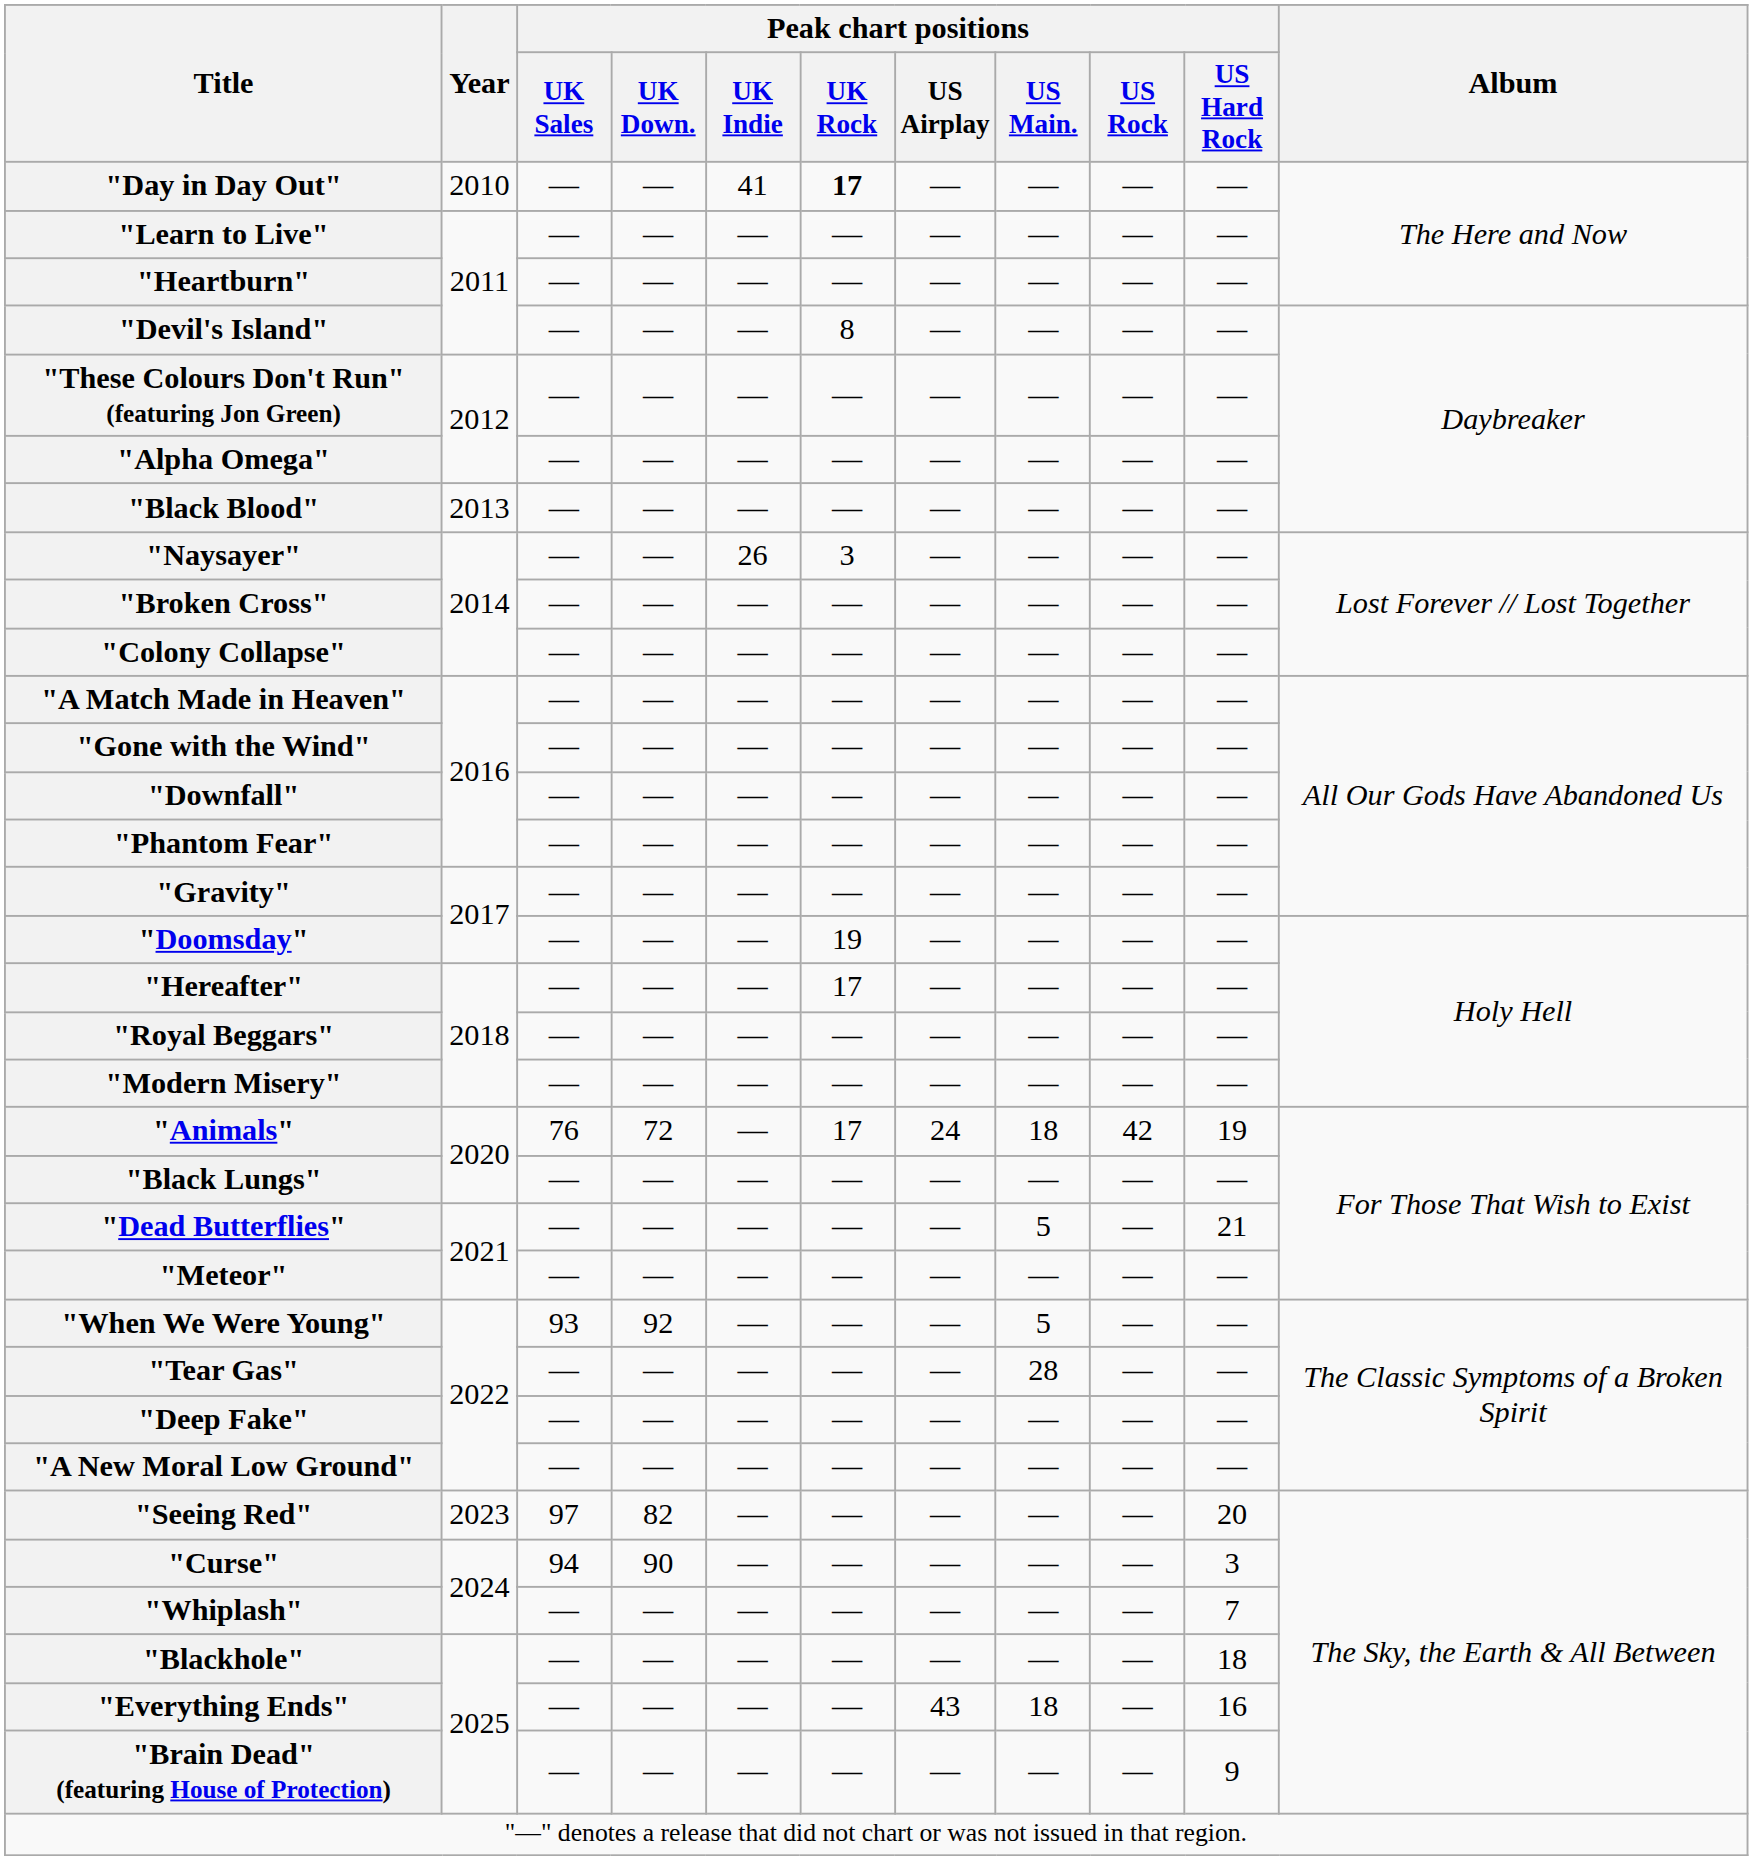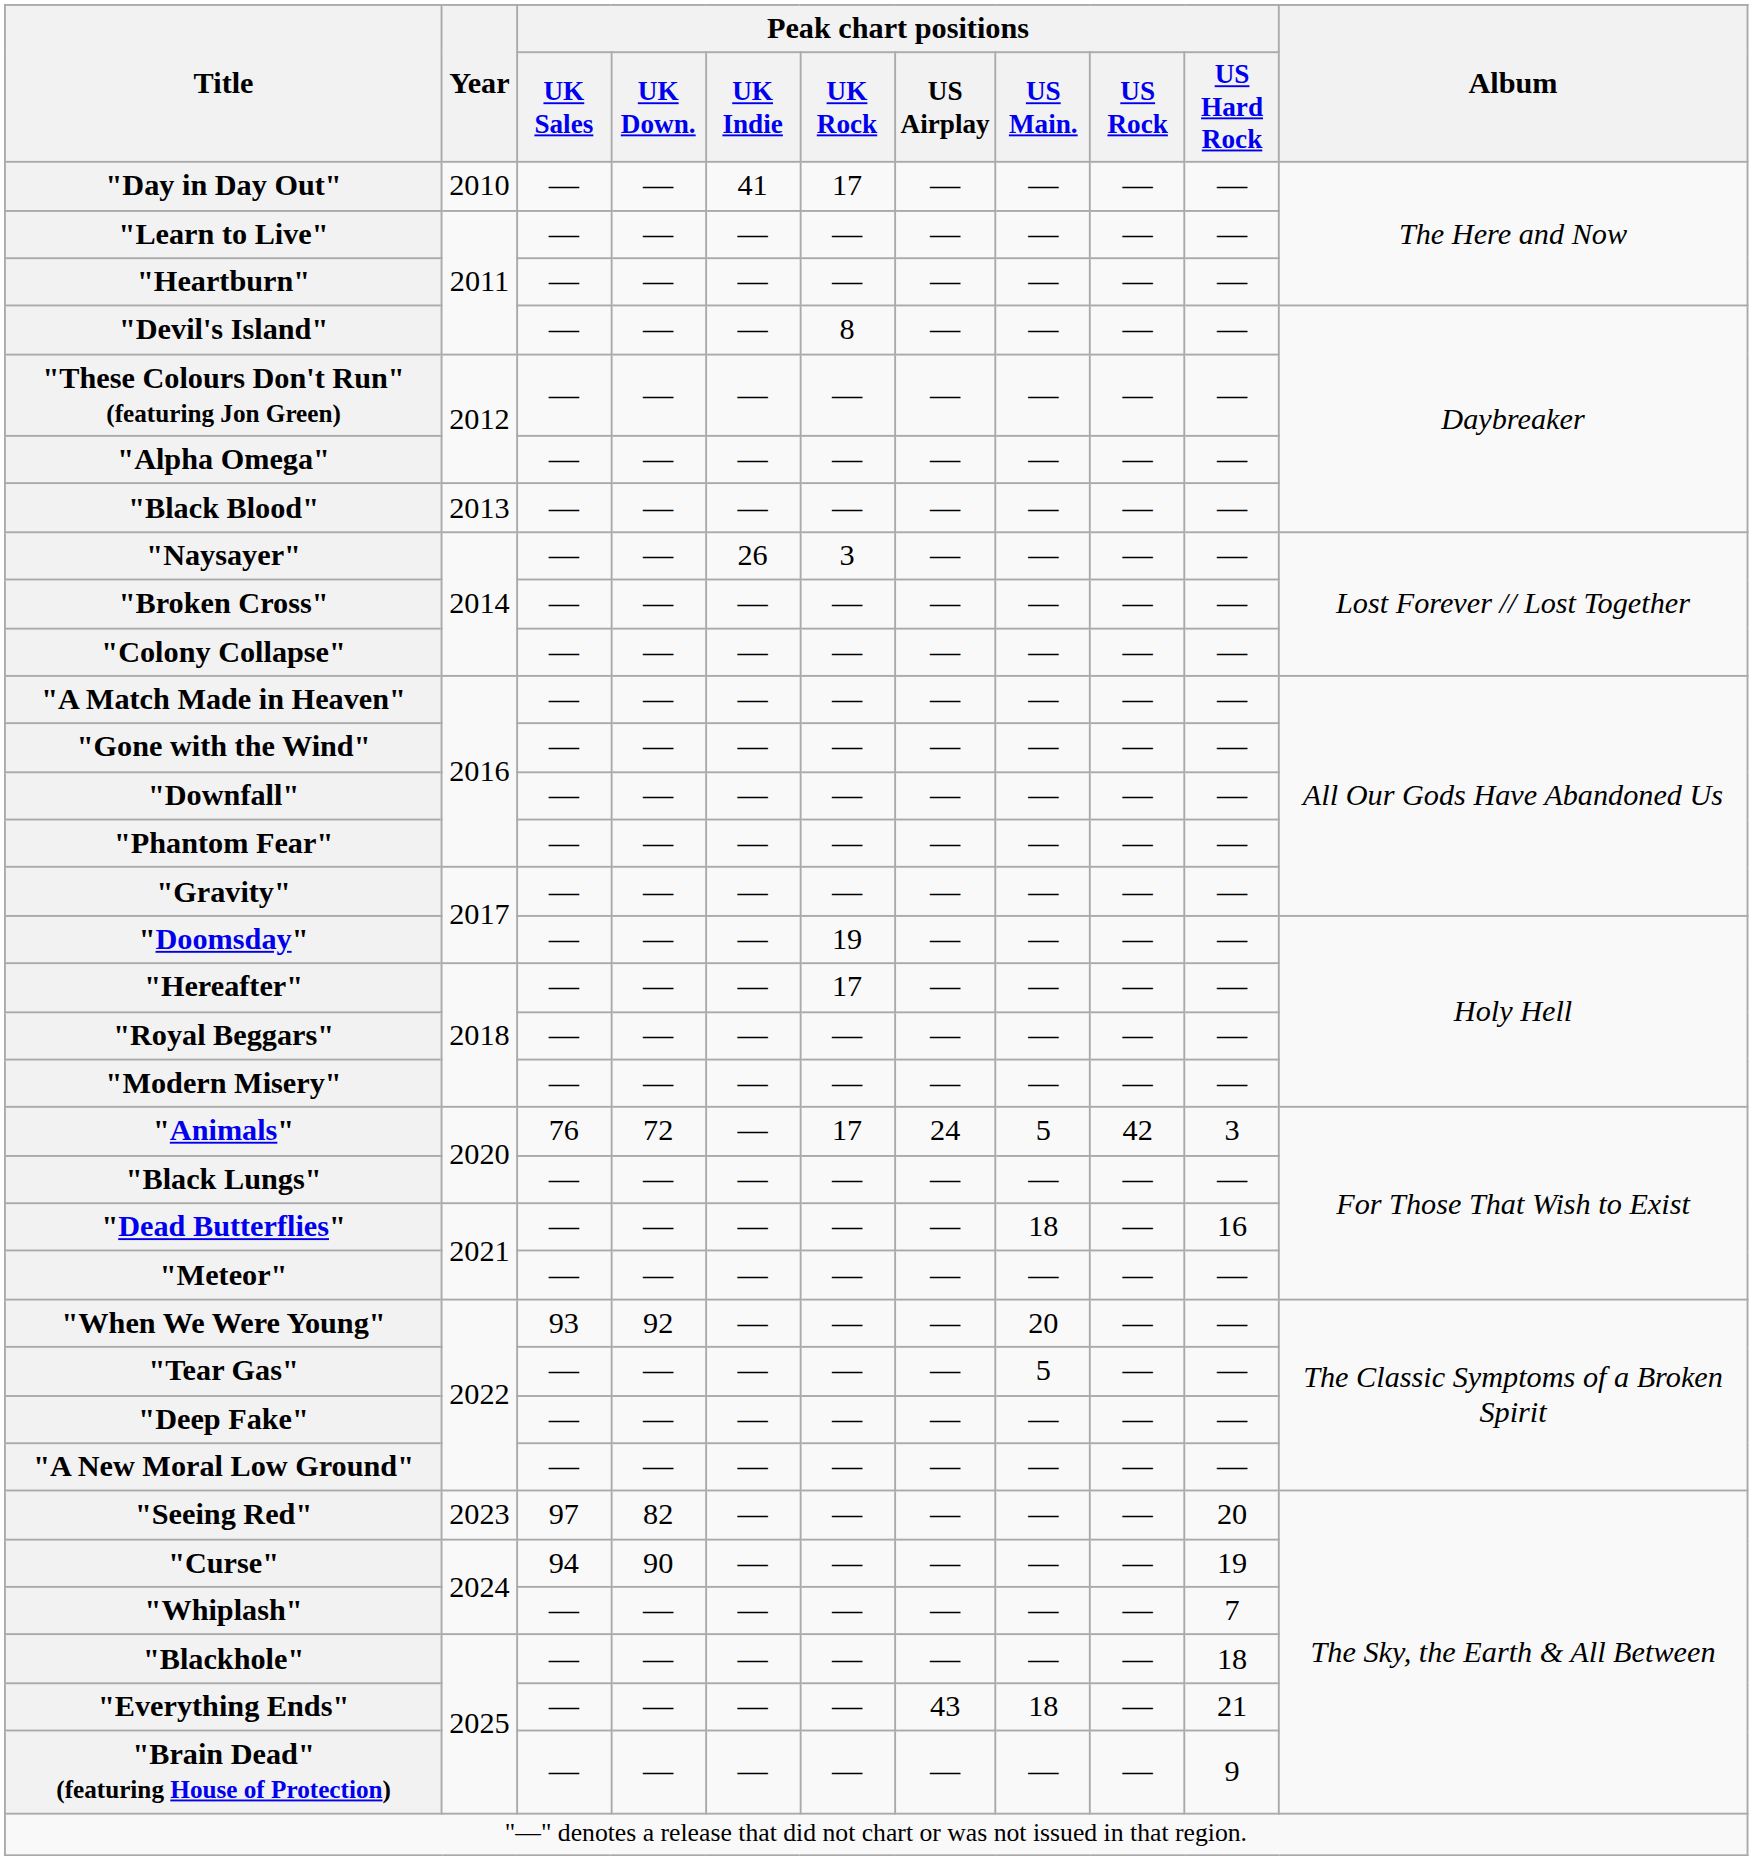(847, 185) bold -> (847, 185) normal
(1043, 1130) 18 -> (1043, 1130) 5
(1232, 1130) 19 -> (1232, 1130) 3
(1043, 1226) 5 -> (1043, 1226) 18
(1232, 1226) 21 -> (1232, 1226) 16
(1043, 1322) 5 -> (1043, 1322) 20
(1043, 1370) 28 -> (1043, 1370) 5
(1232, 1562) 3 -> (1232, 1562) 19
(1232, 1706) 16 -> (1232, 1706) 21
